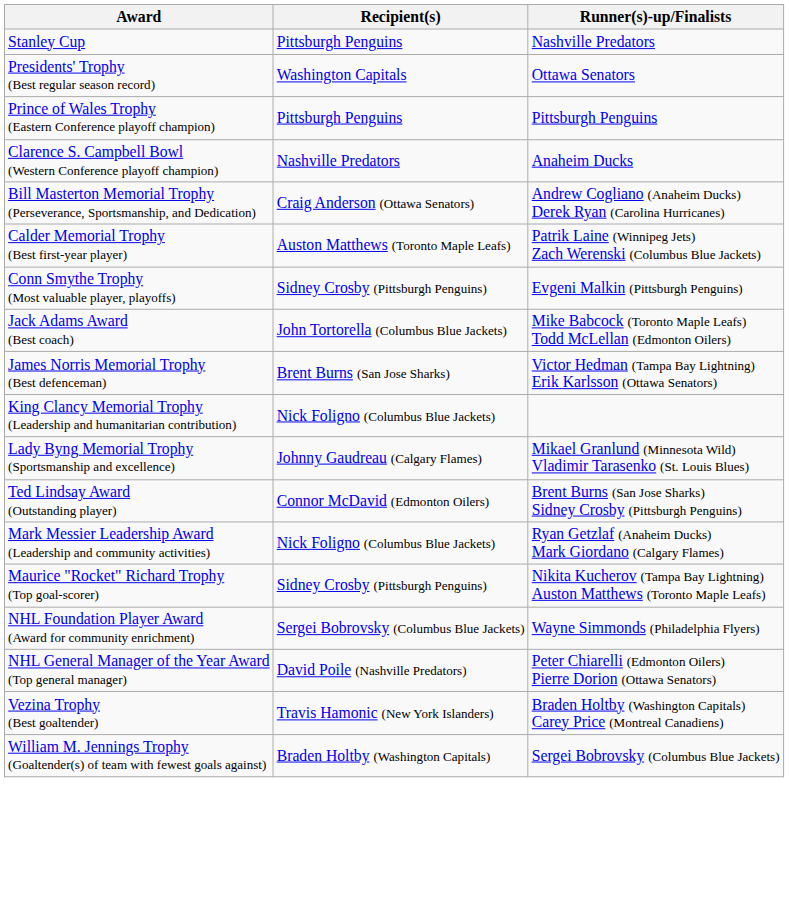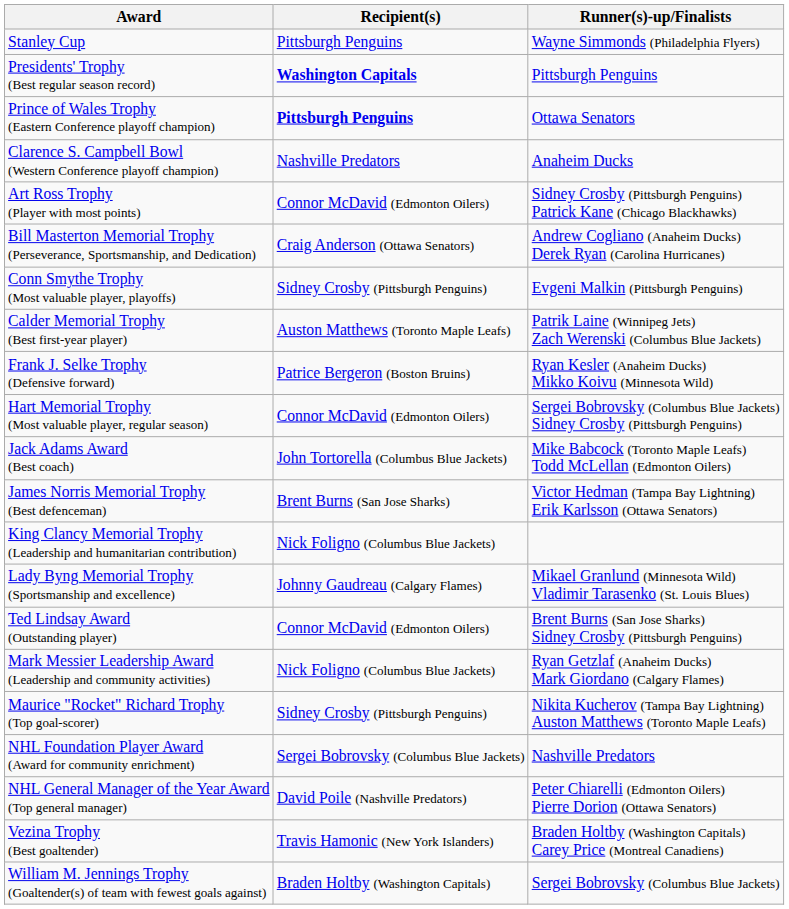(593, 41) Nashville Predators -> (646, 41) Wayne Simmonds (Philadelphia Flyers)
(342, 75) normal -> (347, 75) bold
(583, 75) Ottawa Senators -> (595, 75) Pittsburgh Penguins
(340, 117) normal -> (345, 117) bold
(595, 117) Pittsburgh Penguins -> (583, 117) Ottawa Senators
+ row: (74, 203)
rows swapped: (87, 245) <-> (92, 288)
+ row: (77, 373)
+ row: (108, 415)
(646, 628) Wayne Simmonds (Philadelphia Flyers) -> (593, 755) Nashville Predators
